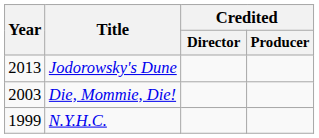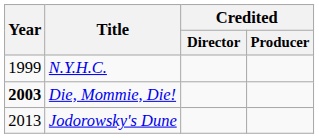rows swapped: (78, 120) <-> (113, 68)
(25, 94) normal -> (25, 94) bold
